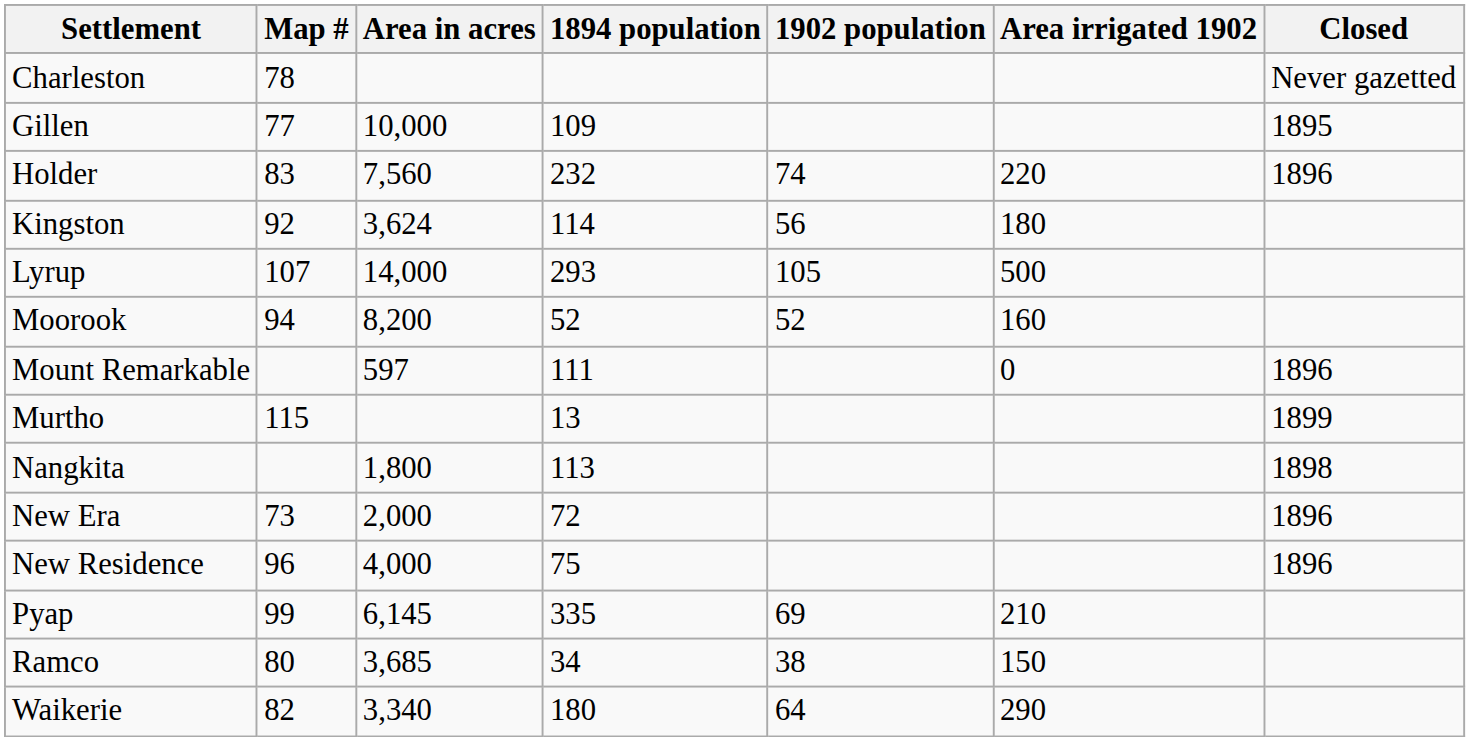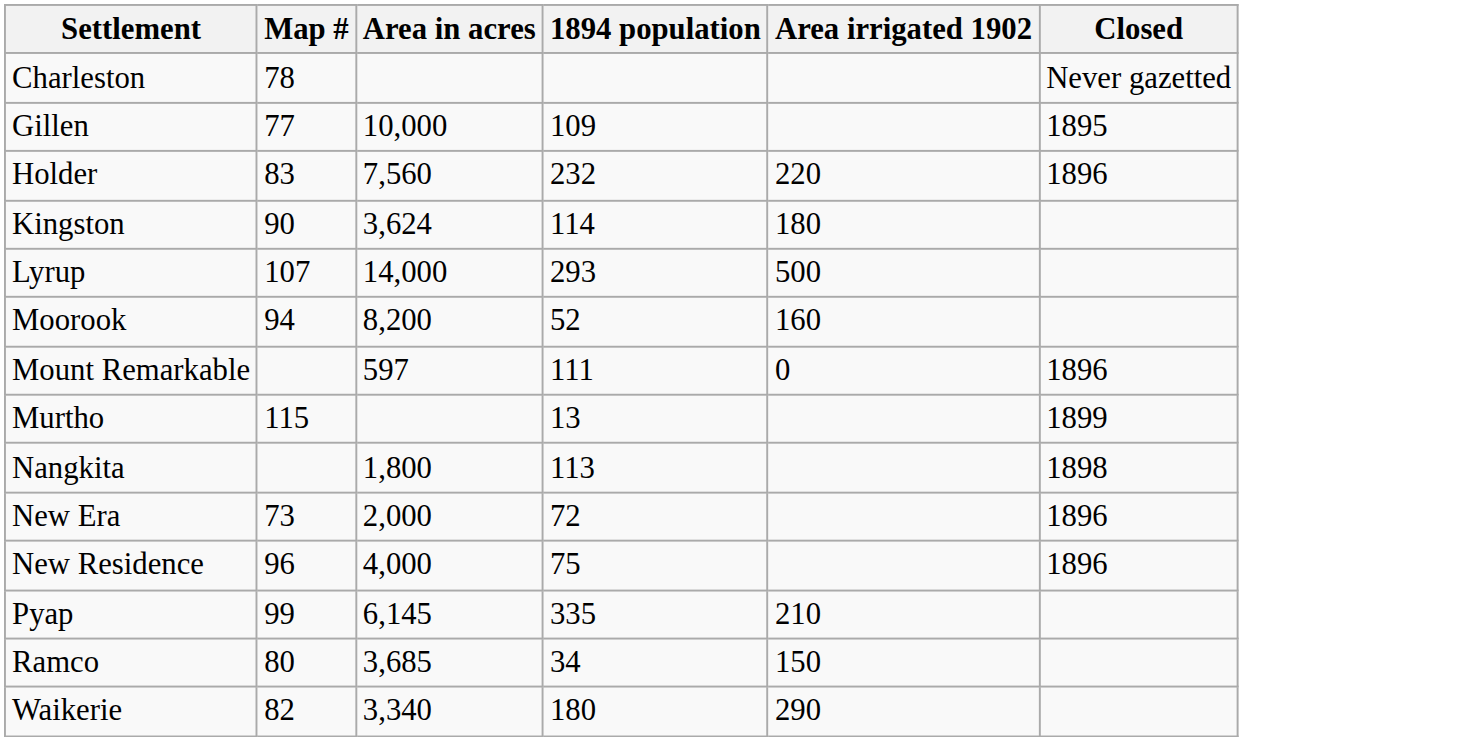- column: (880, 28)
(280, 223) 92 -> (280, 223) 90
